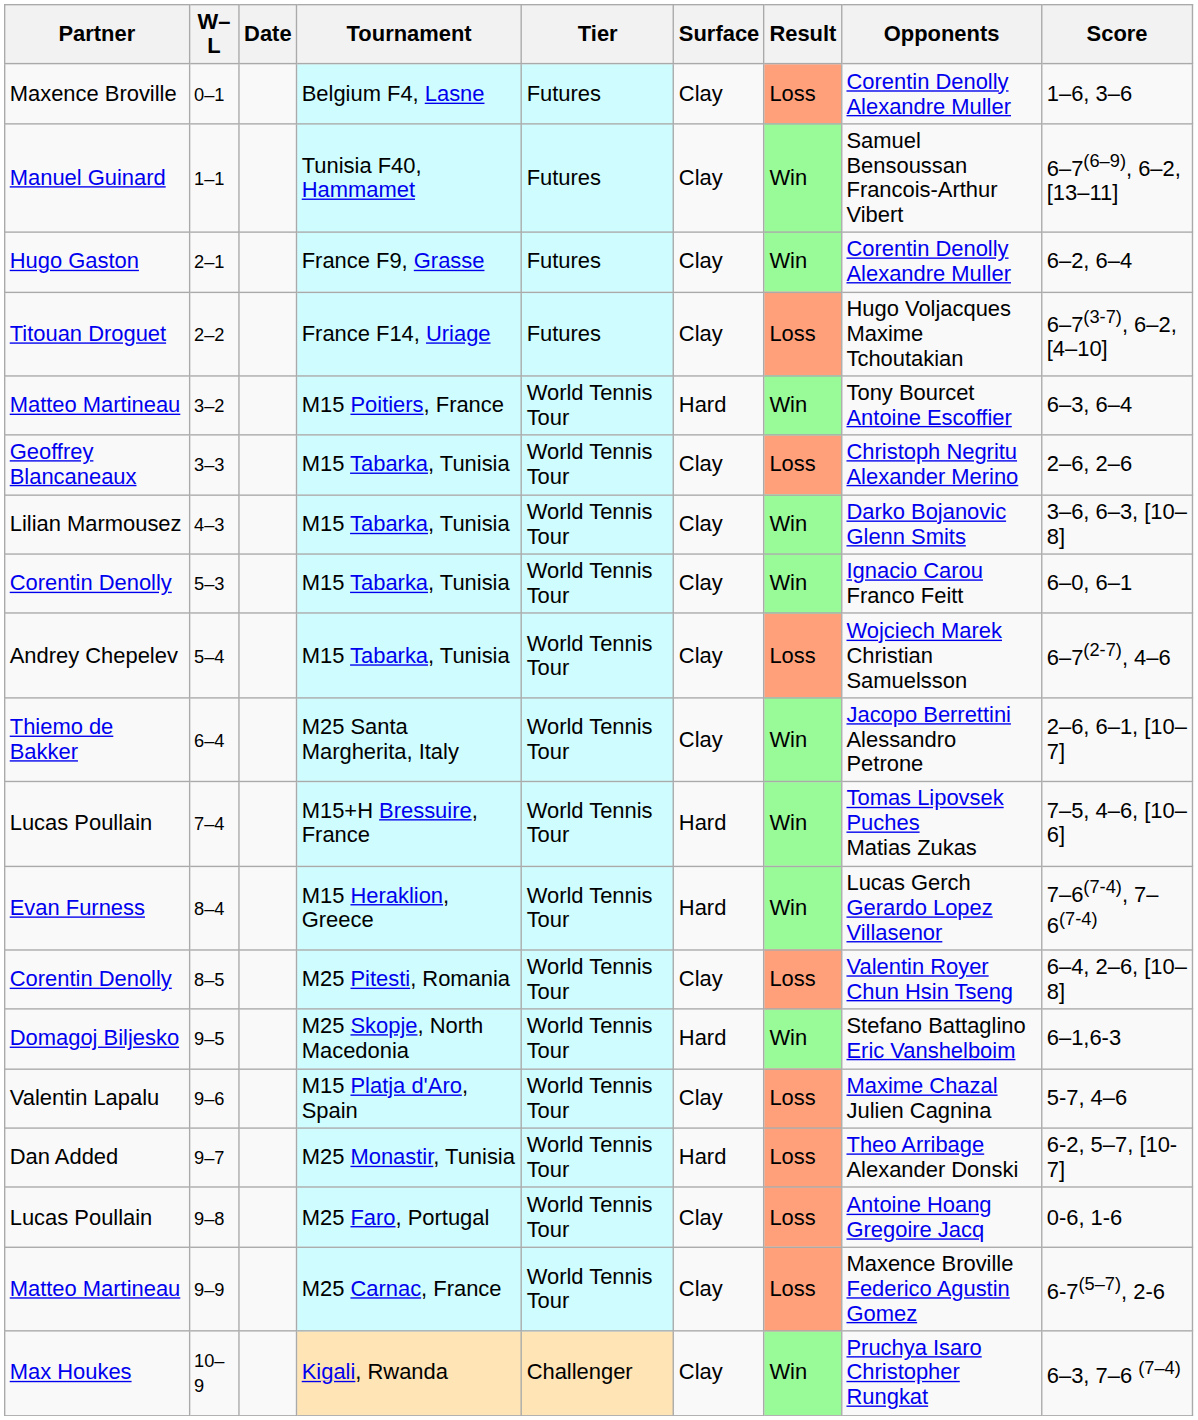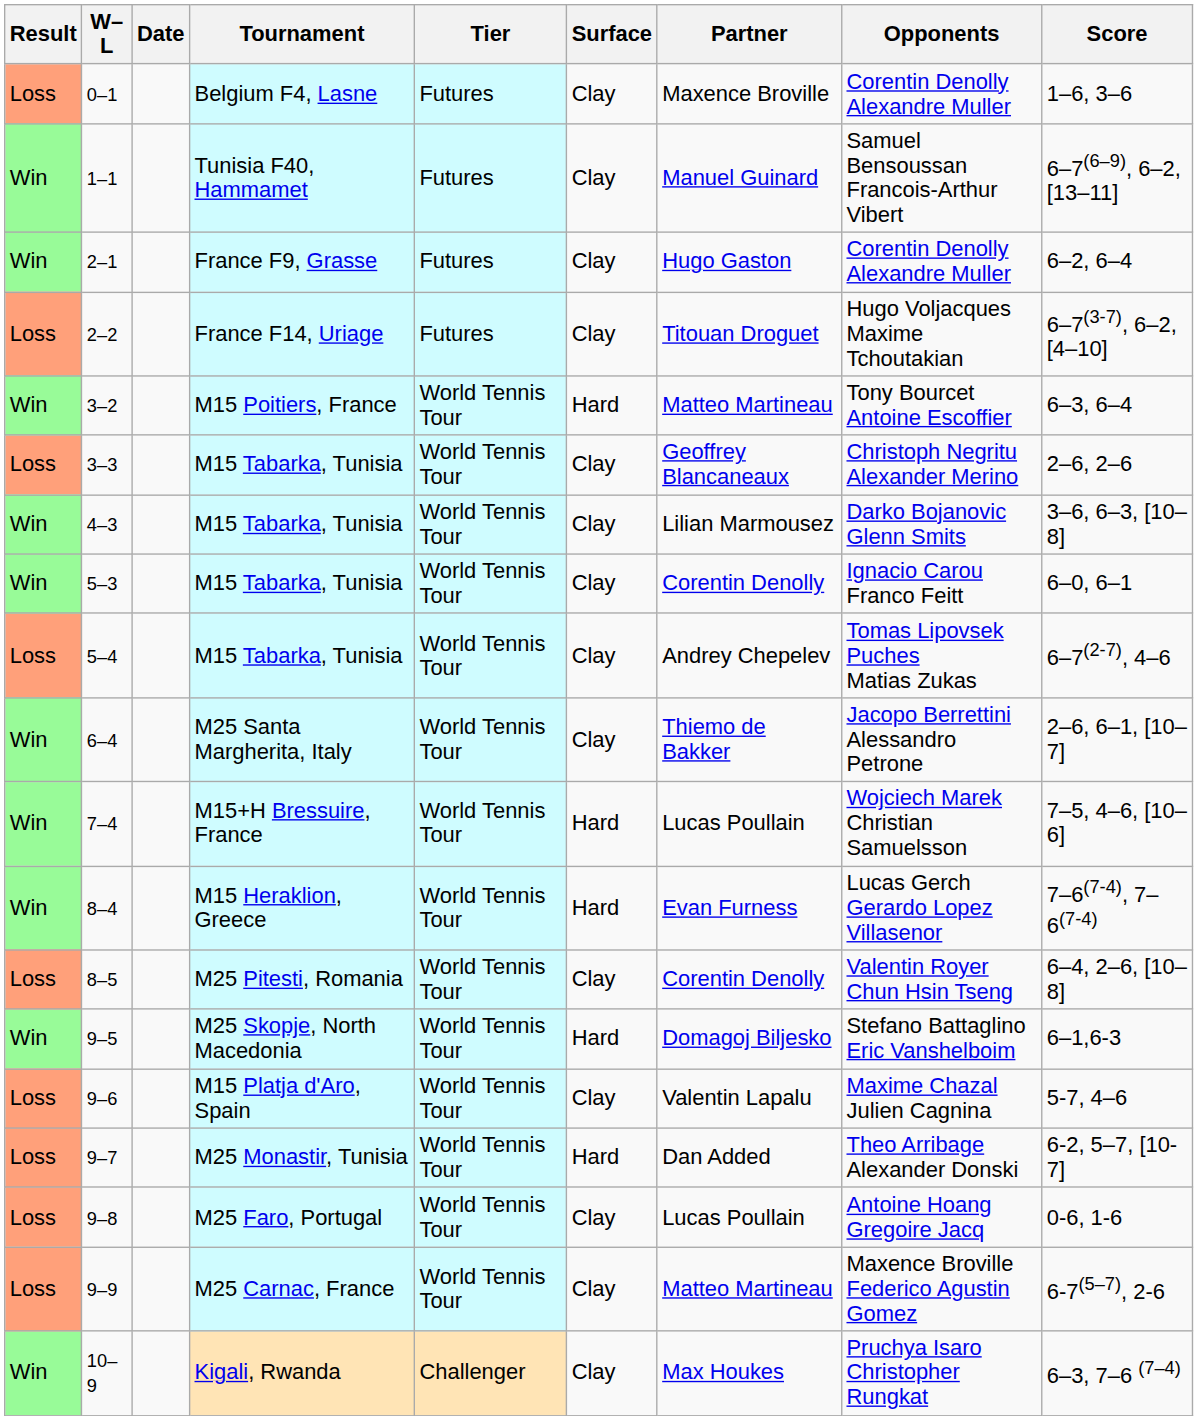columns swapped: (803, 34) <-> (97, 34)
(924, 655) Wojciech Marek Christian Samuelsson -> (925, 655) Tomas Lipovsek Puches Matias Zukas
(925, 823) Tomas Lipovsek Puches Matias Zukas -> (924, 823) Wojciech Marek Christian Samuelsson
